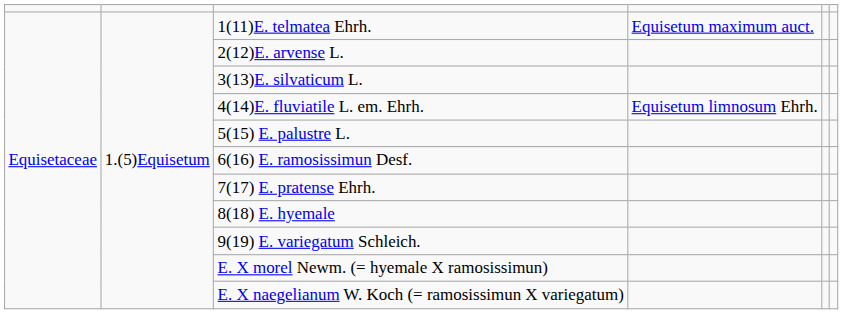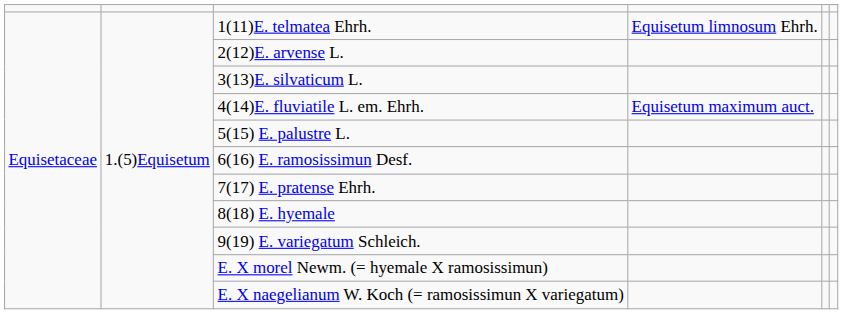(723, 25) Equisetum maximum auct. -> (725, 25) Equisetum limnosum Ehrh.
(725, 106) Equisetum limnosum Ehrh. -> (723, 106) Equisetum maximum auct.
